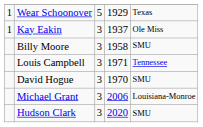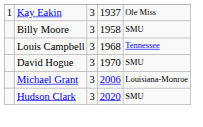- row: (54, 12)
(118, 63) 1971 -> (110, 46) 1968
